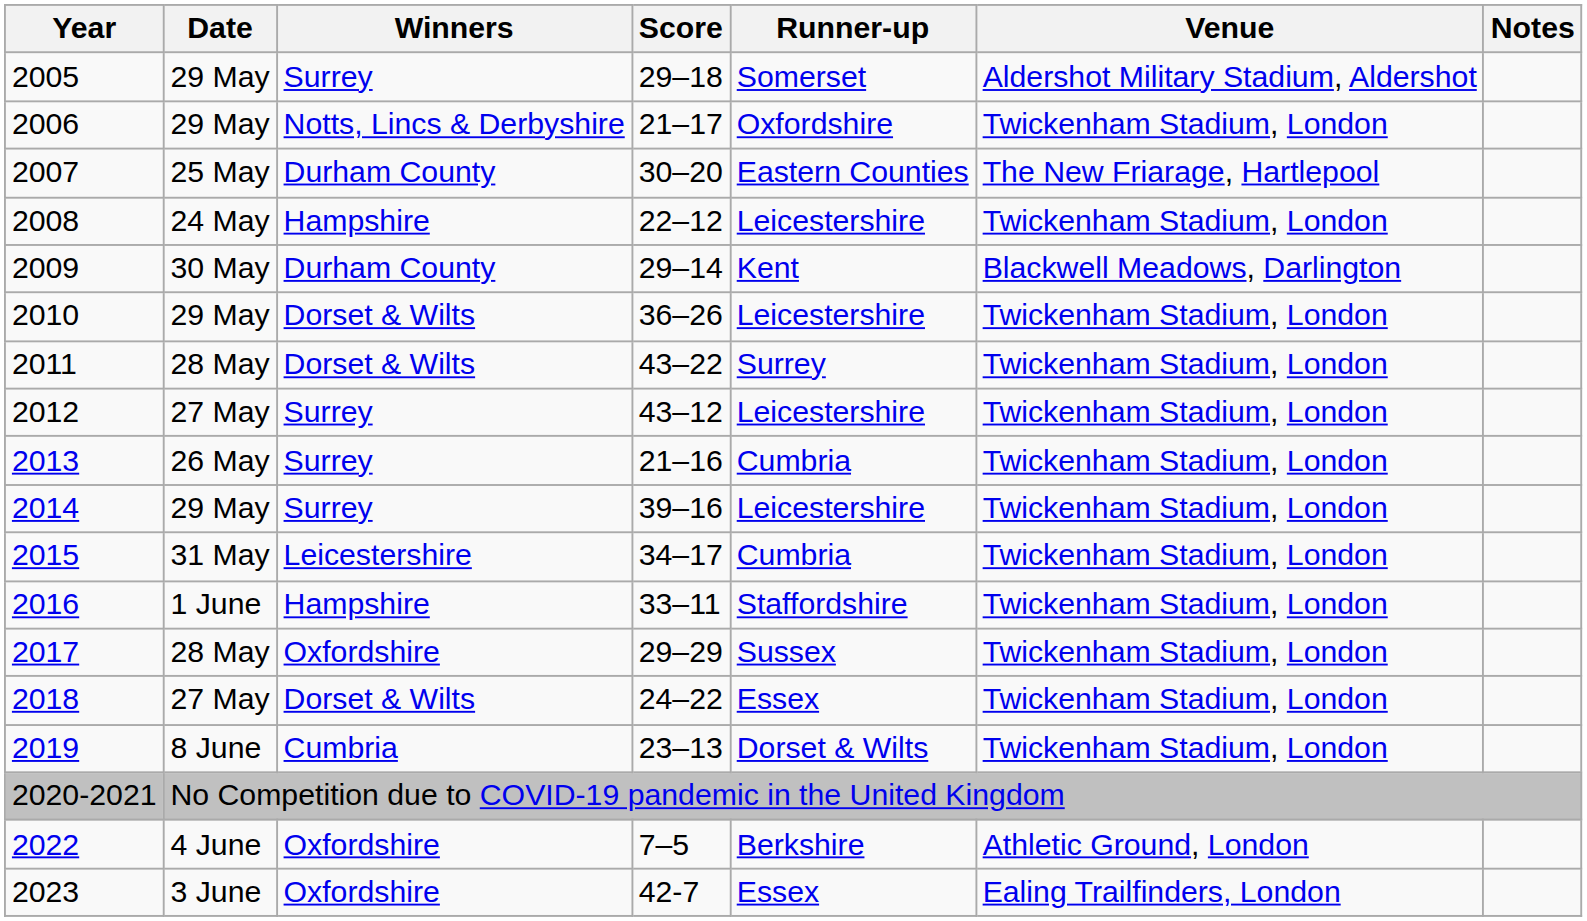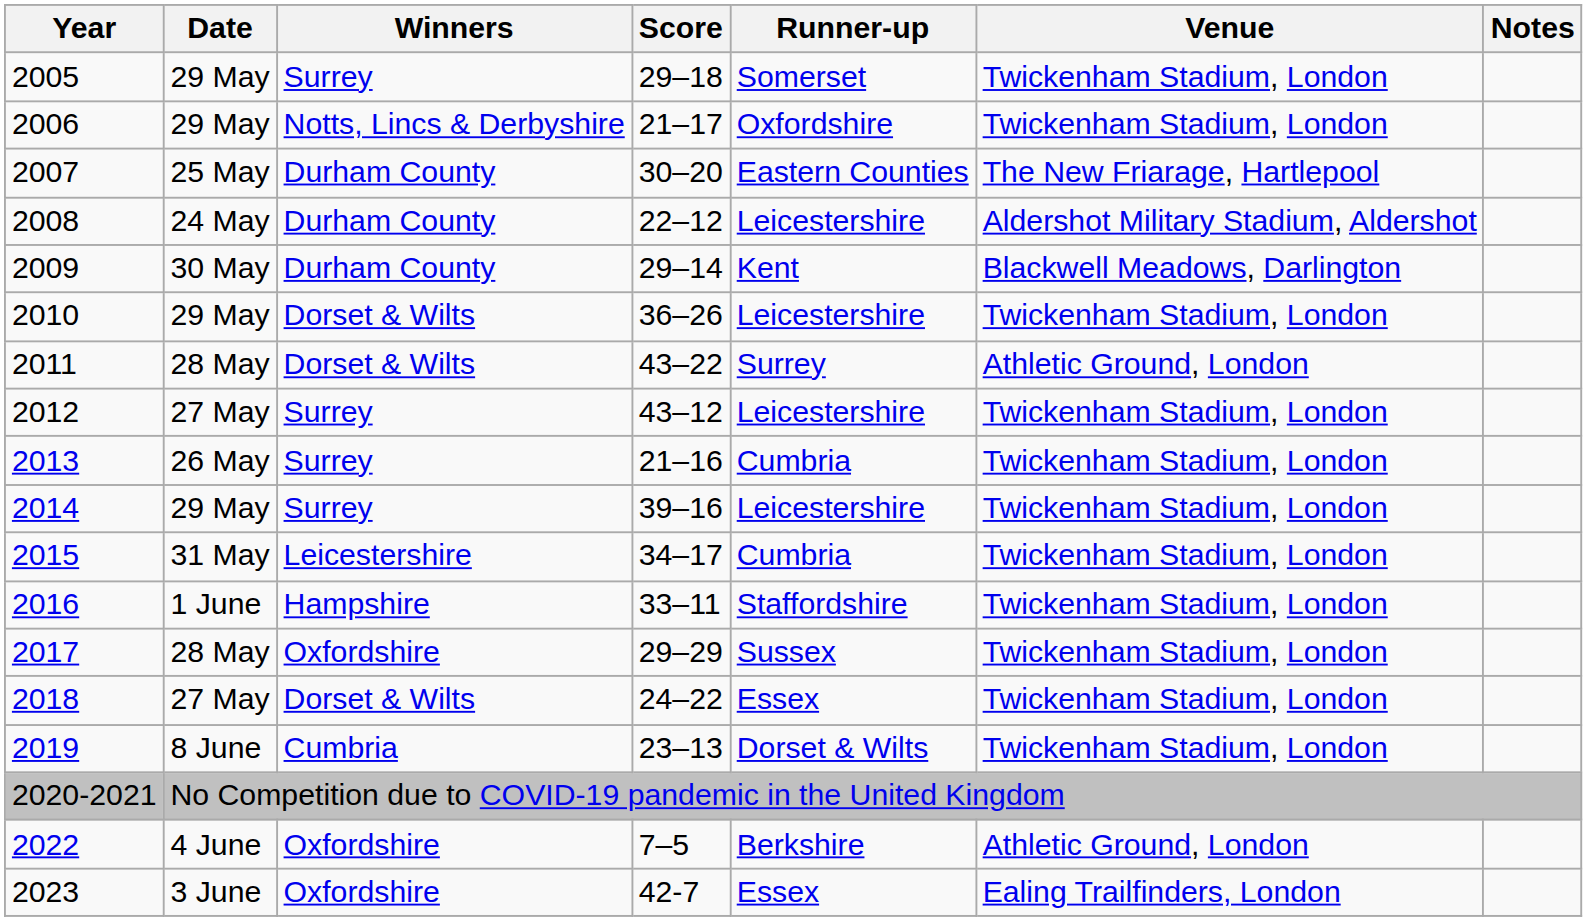(1230, 76) Aldershot Military Stadium, Aldershot -> (1185, 76) Twickenham Stadium, London
(357, 220) Hampshire -> (389, 220) Durham County
(1185, 220) Twickenham Stadium, London -> (1230, 220) Aldershot Military Stadium, Aldershot
(1185, 364) Twickenham Stadium, London -> (1146, 364) Athletic Ground, London
